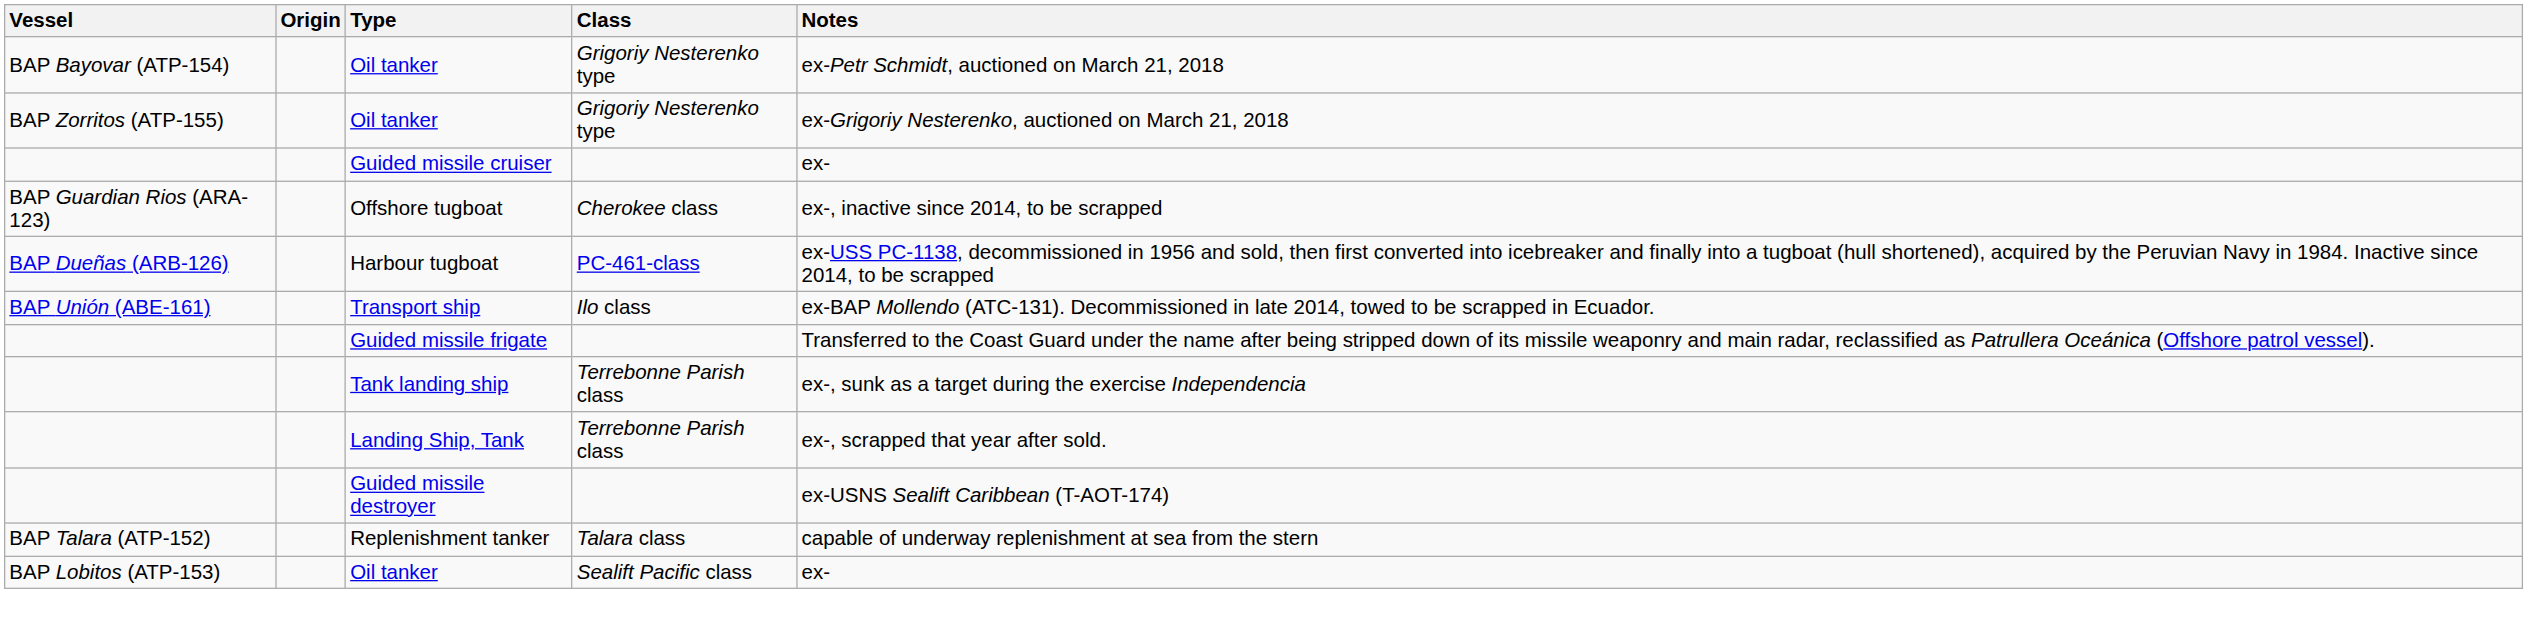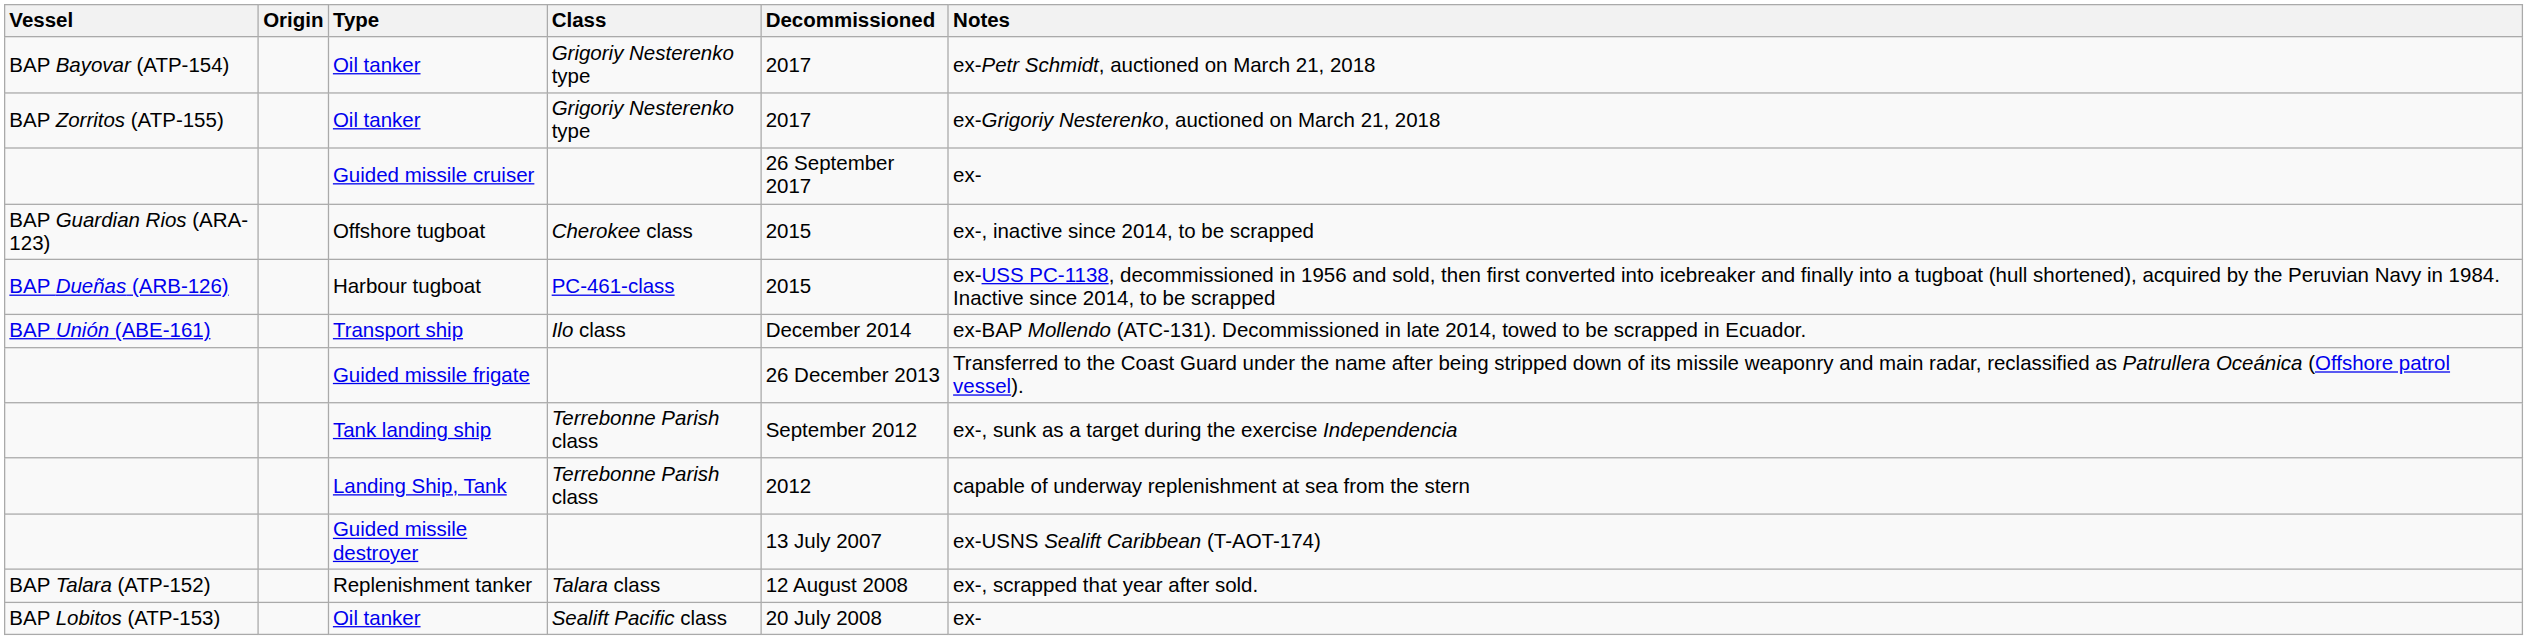+ column: (850, 20)
(954, 439) ex-, scrapped that year after sold. -> (1212, 485) capable of underway replenishment at sea from the stern
(1060, 539) capable of underway replenishment at sea from the stern -> (1106, 585) ex-, scrapped that year after sold.
